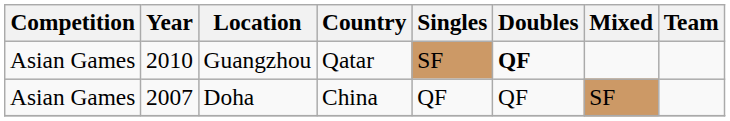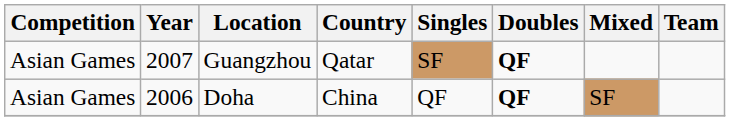(169, 60) 2010 -> (169, 60) 2007
(169, 97) 2007 -> (169, 97) 2006
(513, 97) normal -> (514, 97) bold
